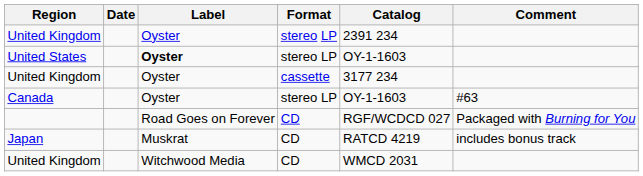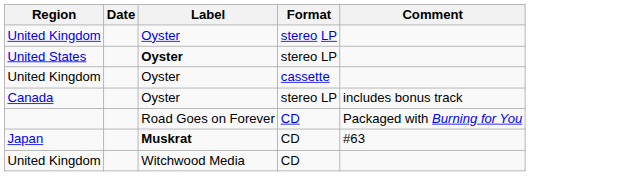- column: (397, 14)
(467, 98) #63 -> (403, 98) includes bonus track
(165, 139) normal -> (166, 139) bold
(516, 139) includes bonus track -> (354, 139) #63
